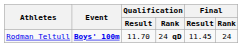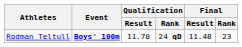(200, 36) 11.45 -> (200, 36) 11.48
(227, 36) 24 -> (227, 36) 23
